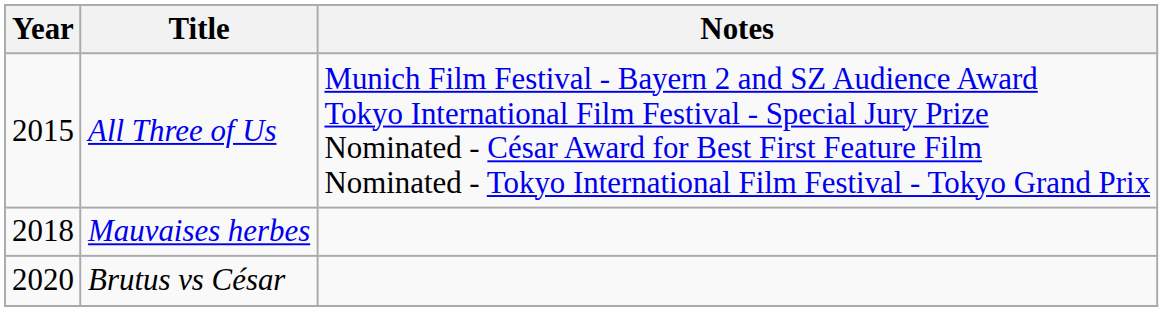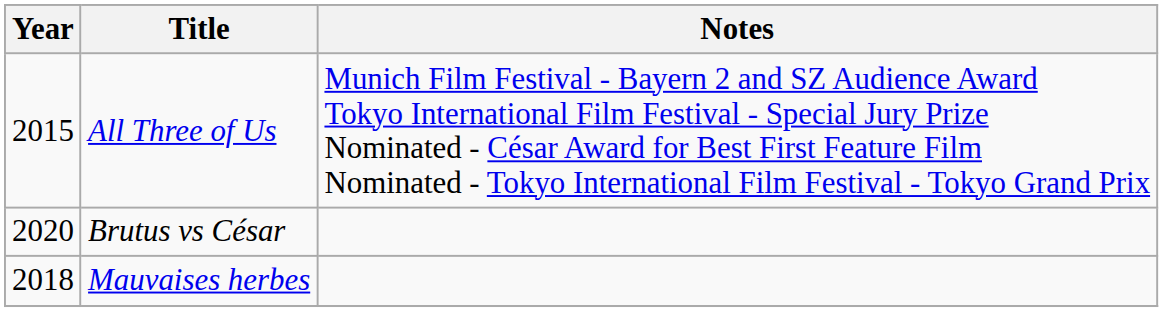rows swapped: (199, 231) <-> (187, 280)
